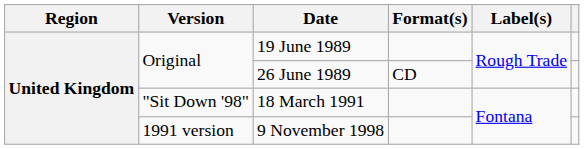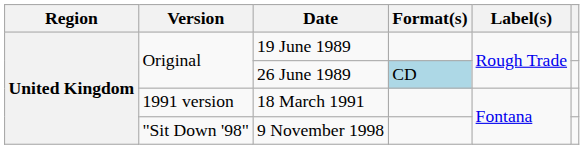(404, 74) no background -> (404, 74) lightblue background
(196, 102) "Sit Down '98" -> (188, 102) 1991 version
(188, 130) 1991 version -> (196, 130) "Sit Down '98"
